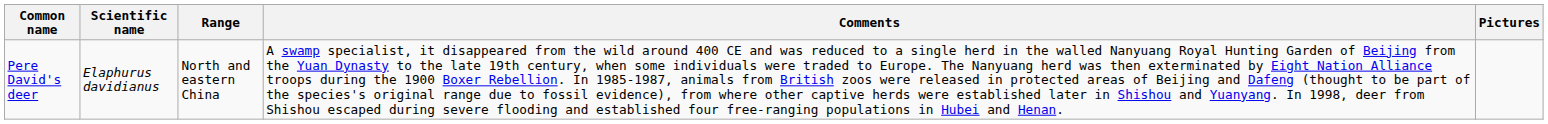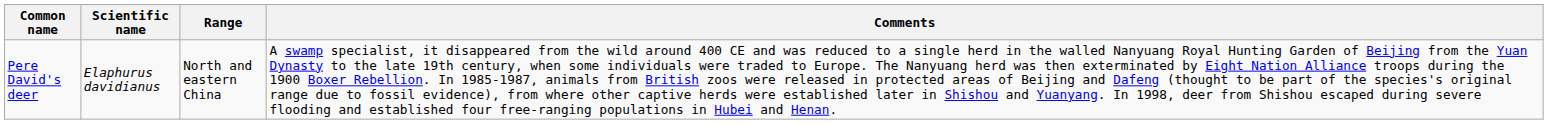- column: (1509, 22)
